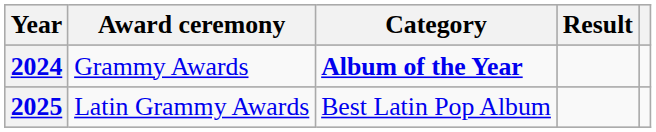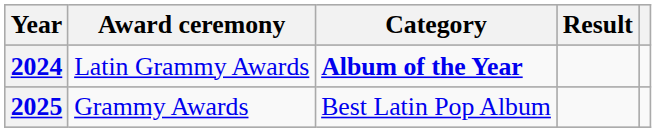(161, 65) Grammy Awards -> (192, 65) Latin Grammy Awards
(192, 106) Latin Grammy Awards -> (161, 106) Grammy Awards
